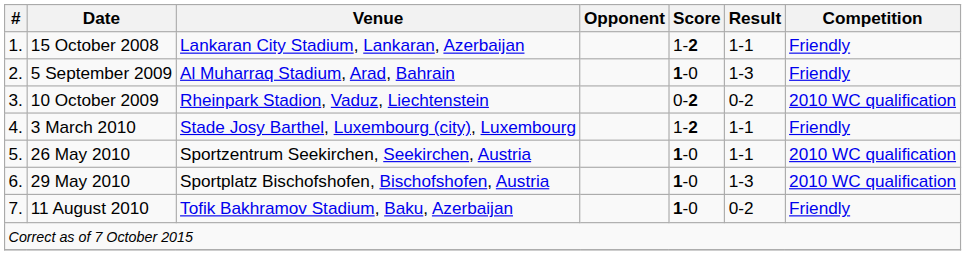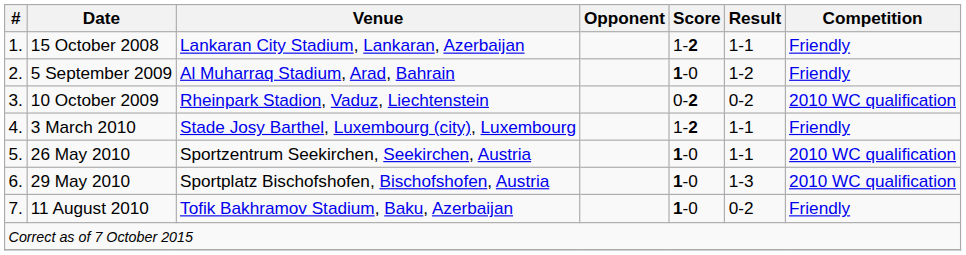(741, 73) 1-3 -> (741, 73) 1-2
